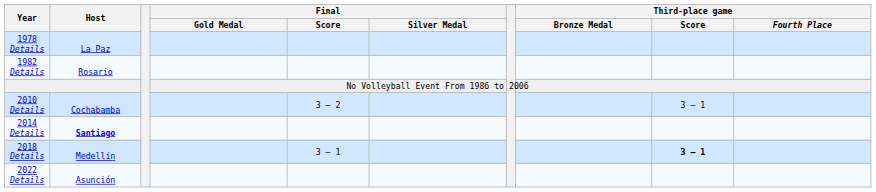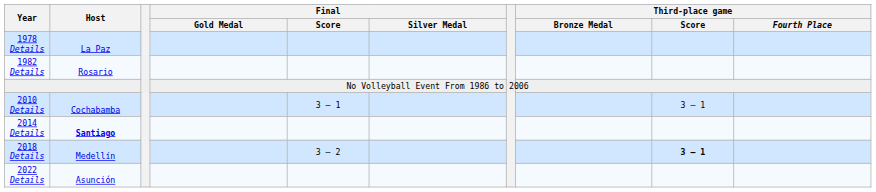(328, 104) 3 – 2 -> (328, 104) 3 – 1
(328, 151) 3 – 1 -> (328, 151) 3 – 2
